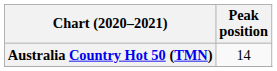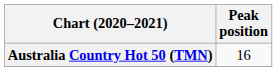(244, 54) 14 -> (244, 54) 16
